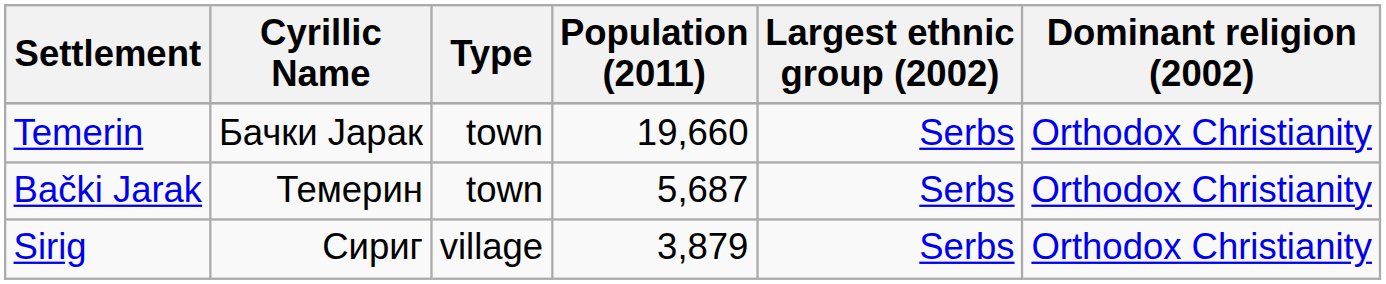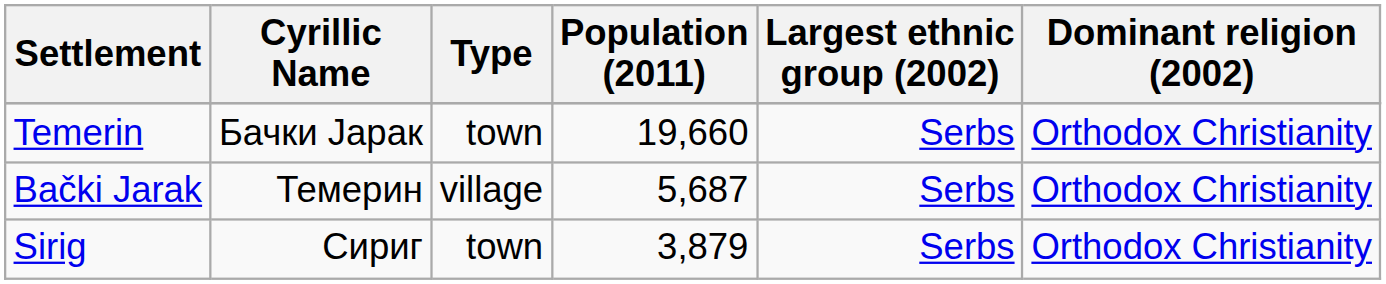(505, 190) town -> (491, 190) village
(491, 248) village -> (505, 248) town
